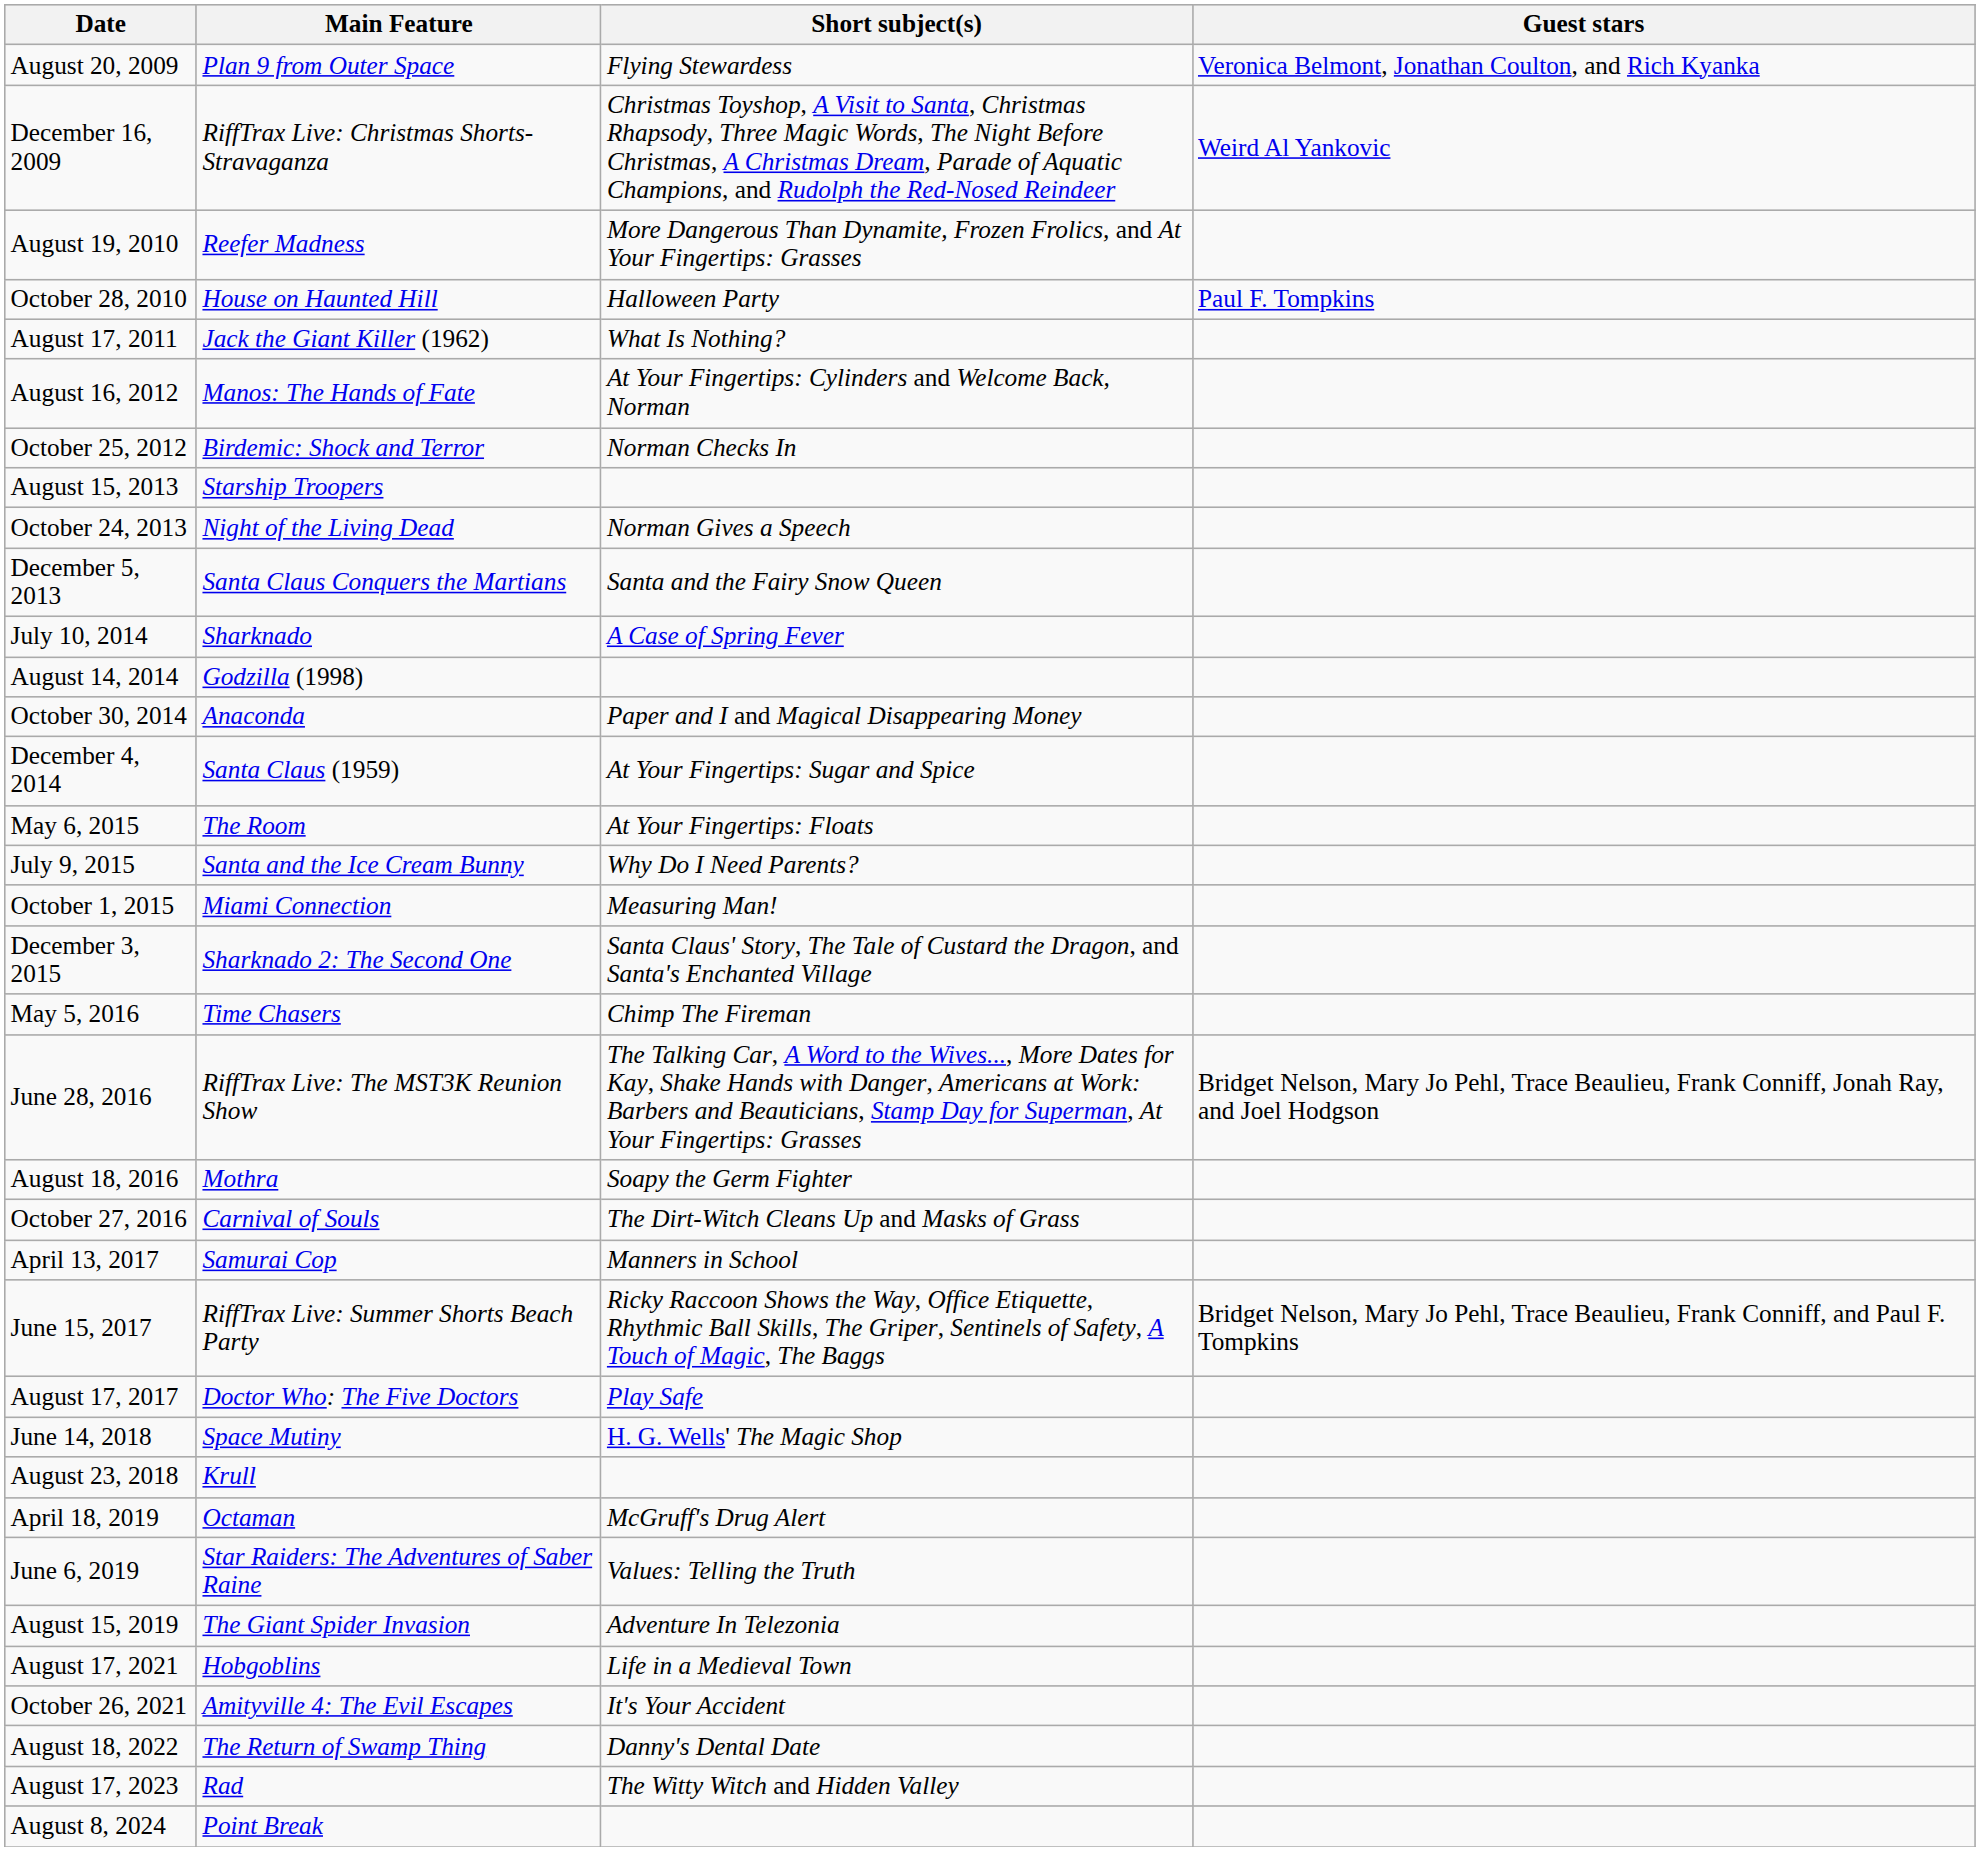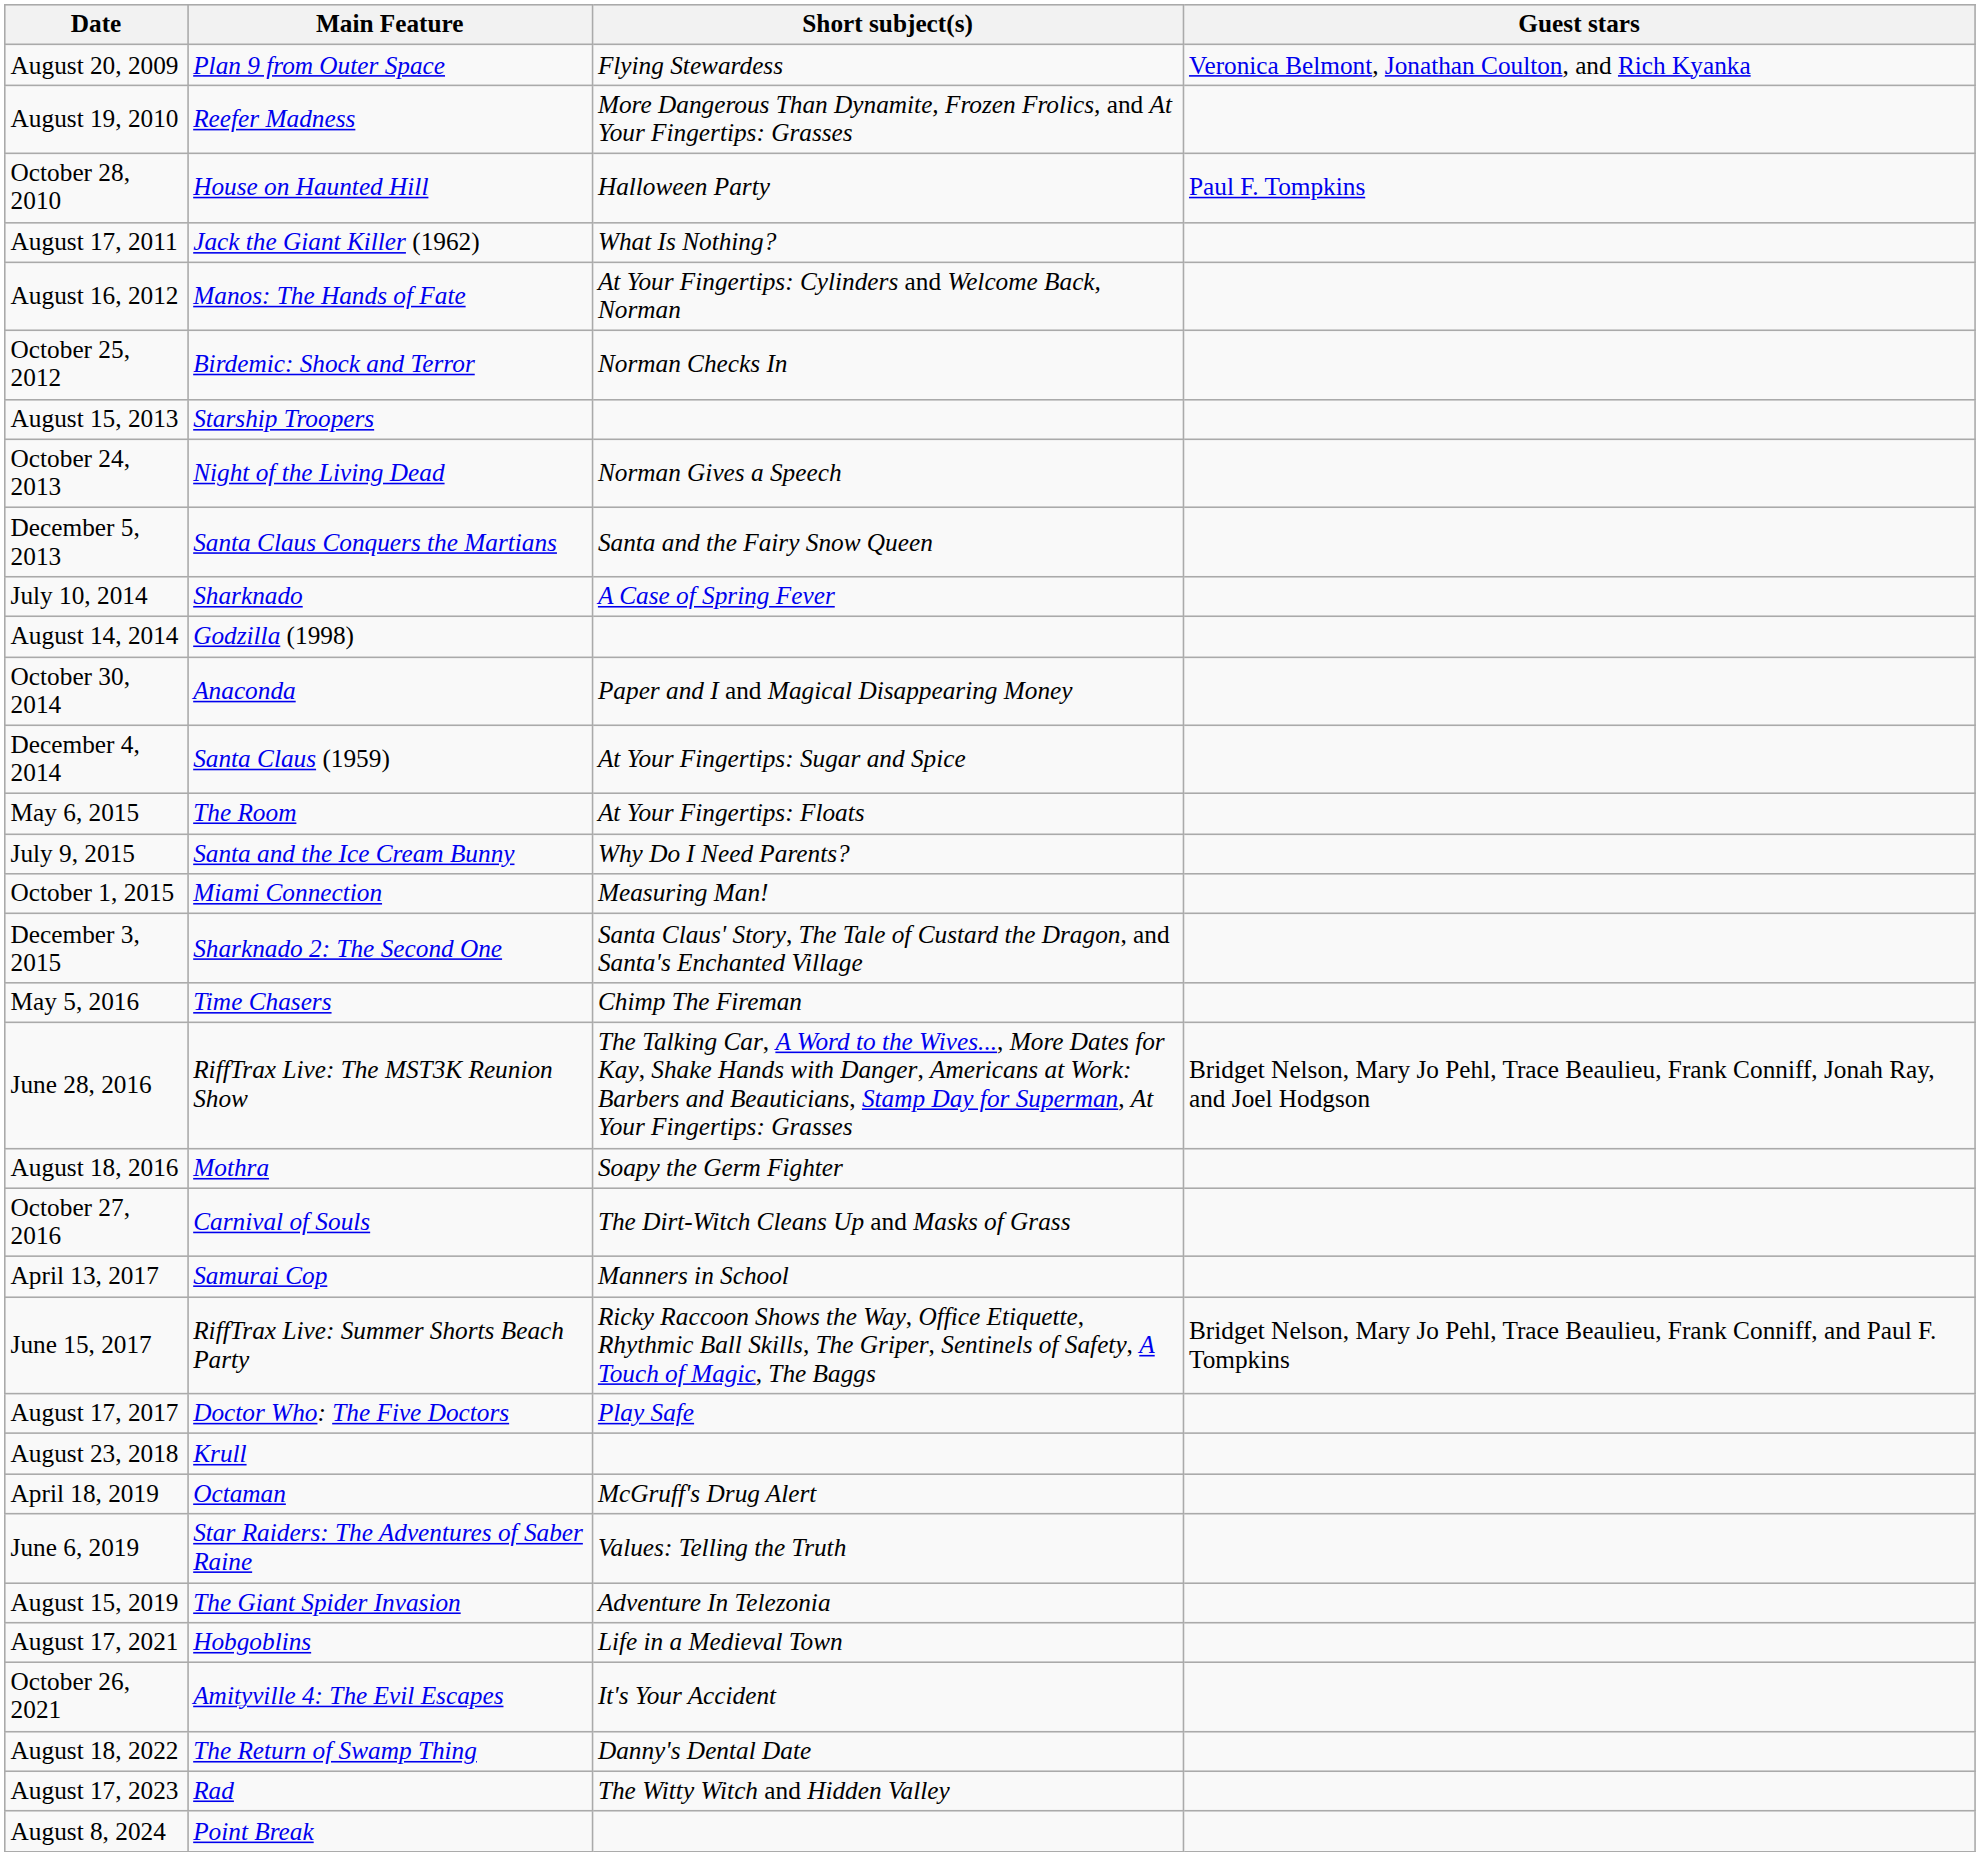- row: (82, 147)
- row: (81, 1436)
